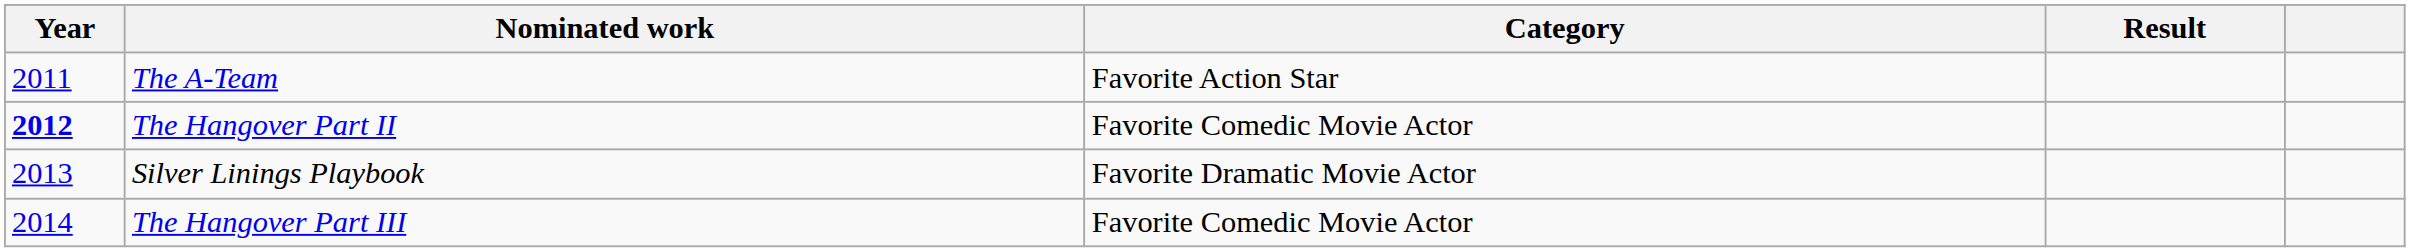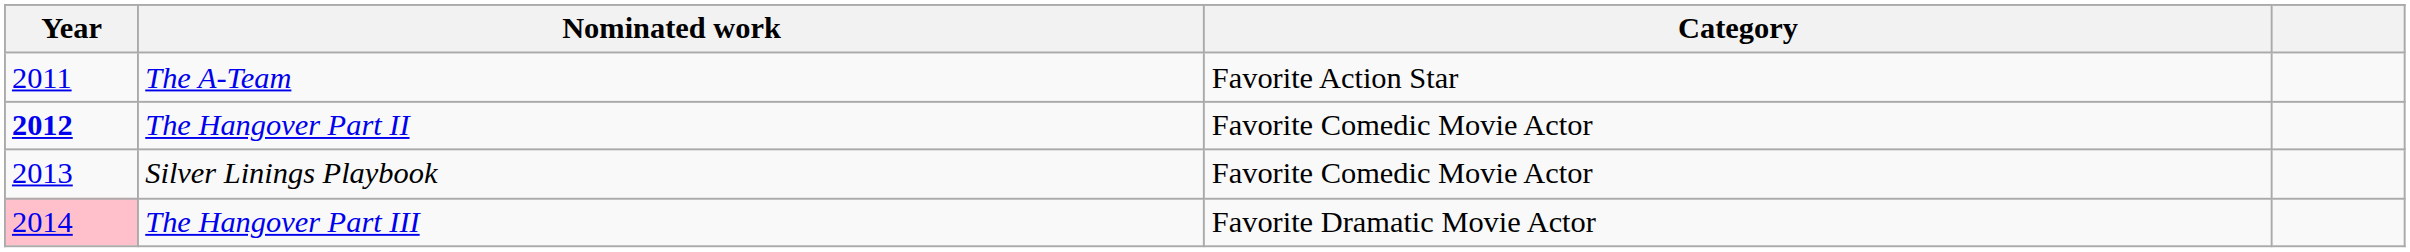- column: (2165, 28)
(1284, 173) Favorite Dramatic Movie Actor -> (1402, 173) Favorite Comedic Movie Actor
(42, 221) no background -> (42, 221) pink background
(1282, 221) Favorite Comedic Movie Actor -> (1404, 221) Favorite Dramatic Movie Actor
